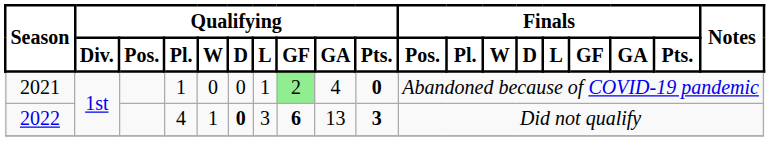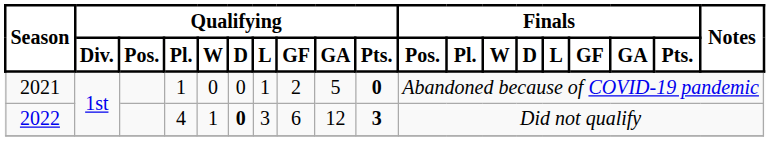(296, 87) lightgreen background -> (296, 87) no background
(335, 87) 4 -> (335, 87) 5
(296, 119) bold -> (296, 119) normal
(335, 119) 13 -> (335, 119) 12
